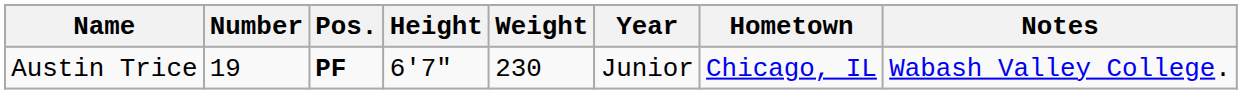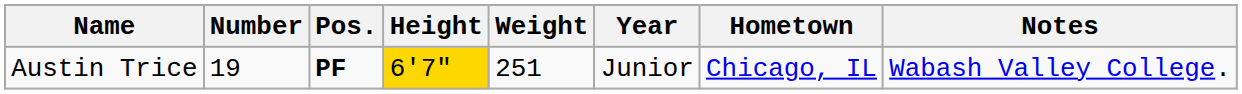(421, 68) no background -> (421, 68) gold background
(518, 68) 230 -> (518, 68) 251
